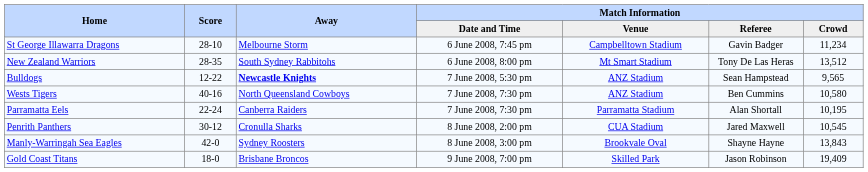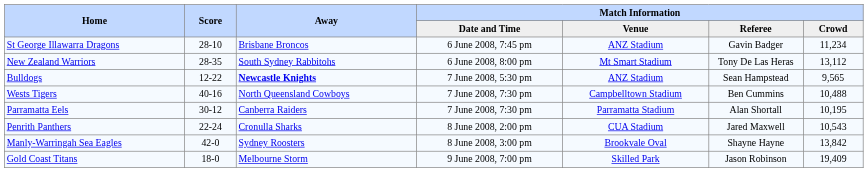(273, 45) Melbourne Storm -> (274, 45) Brisbane Broncos
(636, 45) Campbelltown Stadium -> (636, 45) ANZ Stadium
(833, 61) 13,512 -> (833, 61) 13,112
(636, 94) ANZ Stadium -> (636, 94) Campbelltown Stadium
(833, 94) 10,580 -> (833, 94) 10,488
(210, 110) 22-24 -> (210, 110) 30-12
(210, 126) 30-12 -> (210, 126) 22-24
(833, 126) 10,545 -> (833, 126) 10,543
(833, 143) 13,843 -> (833, 143) 13,842
(274, 159) Brisbane Broncos -> (273, 159) Melbourne Storm
